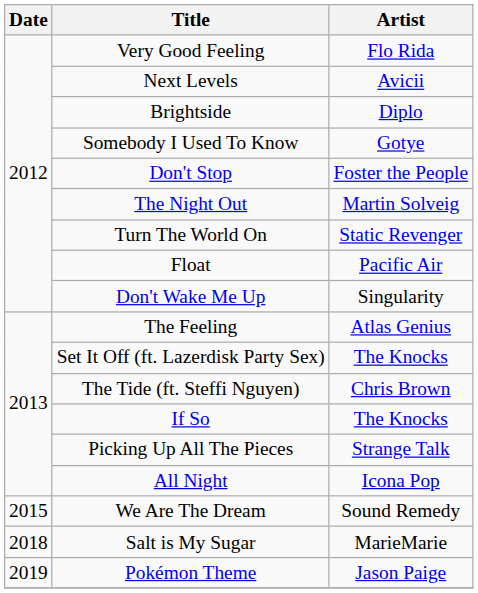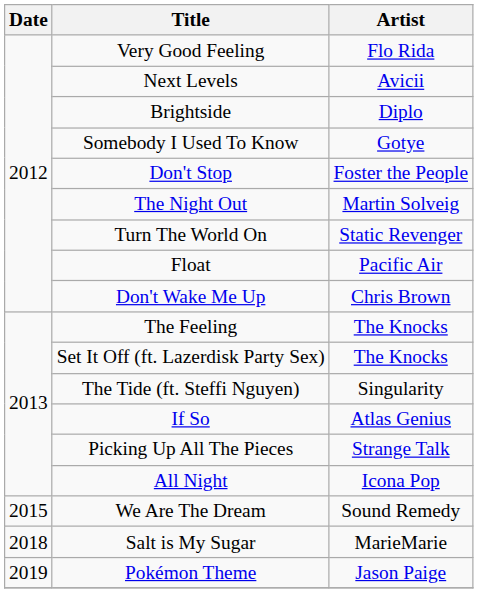(401, 296) Singularity -> (401, 296) Chris Brown
(401, 326) Atlas Genius -> (401, 326) The Knocks
(401, 388) Chris Brown -> (401, 388) Singularity
(401, 419) The Knocks -> (401, 419) Atlas Genius
